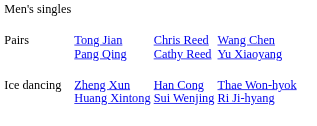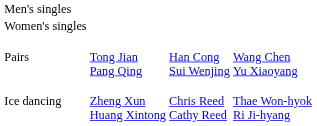+ row: (45, 26)
(183, 47) Chris Reed Cathy Reed -> (199, 64) Han Cong Sui Wenjing
(184, 91) Han Cong Sui Wenjing -> (198, 108) Chris Reed Cathy Reed
